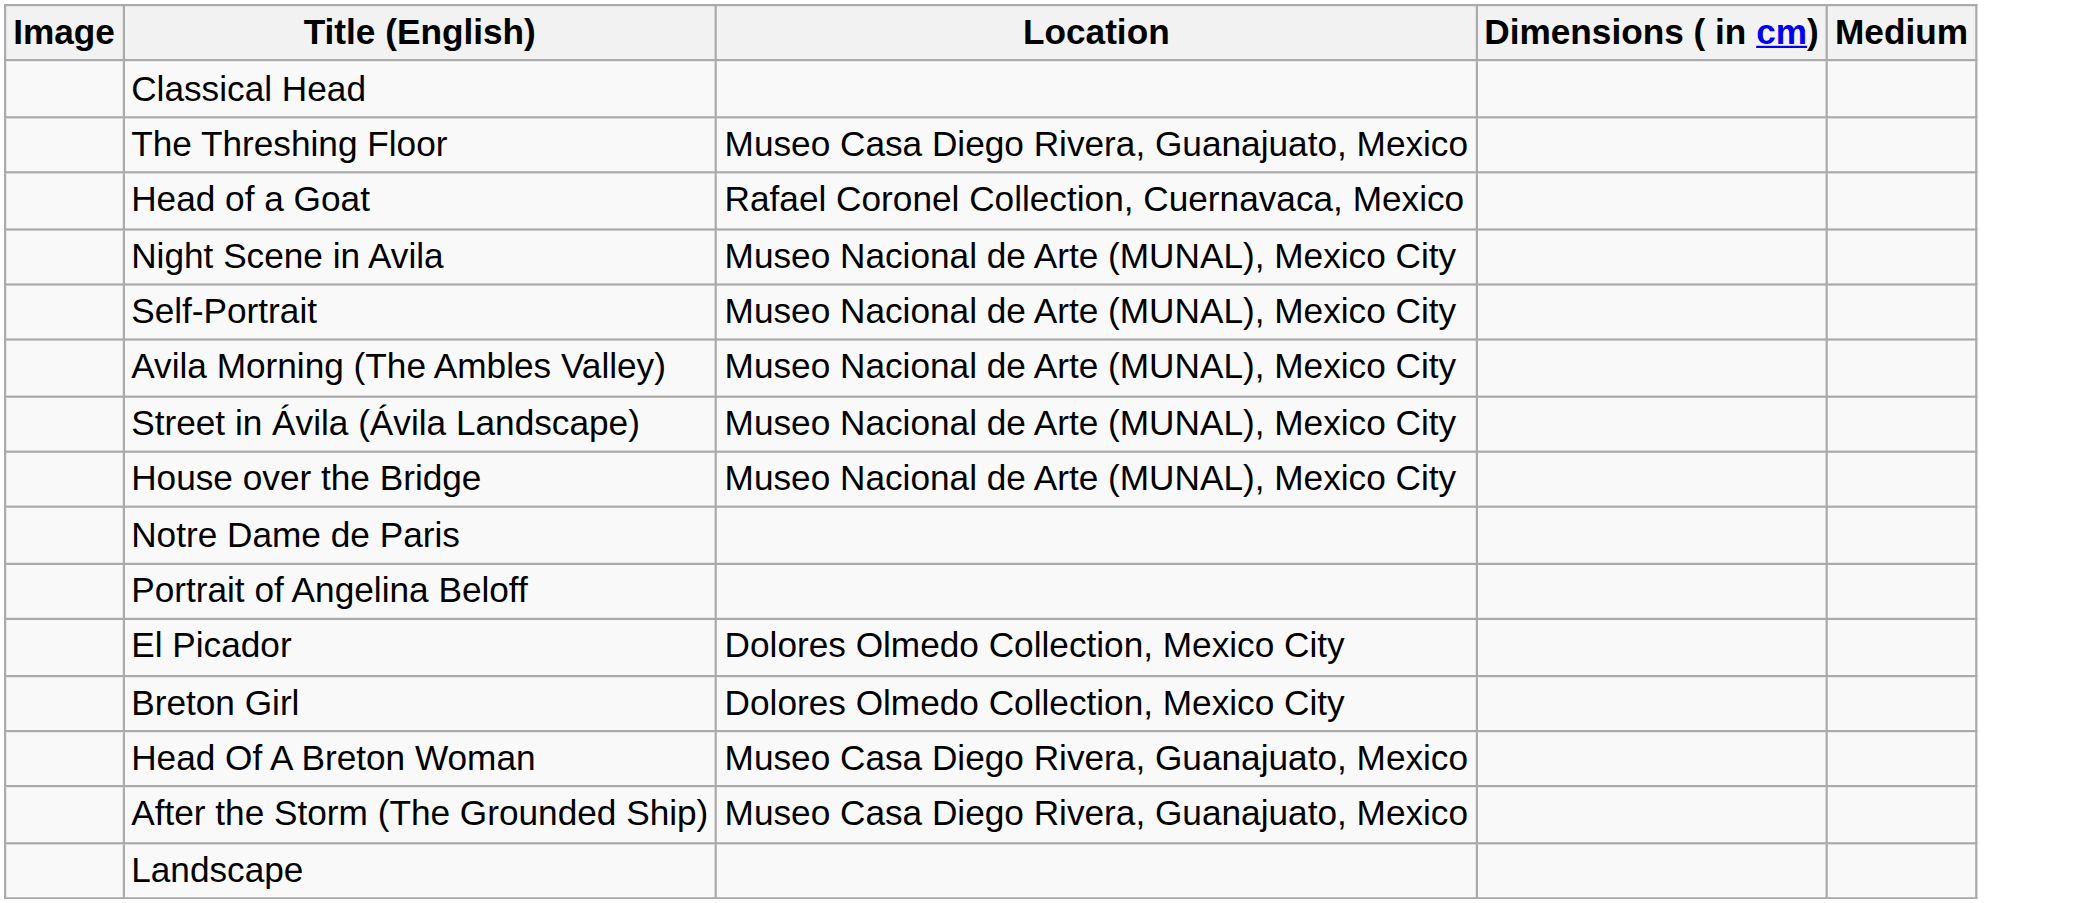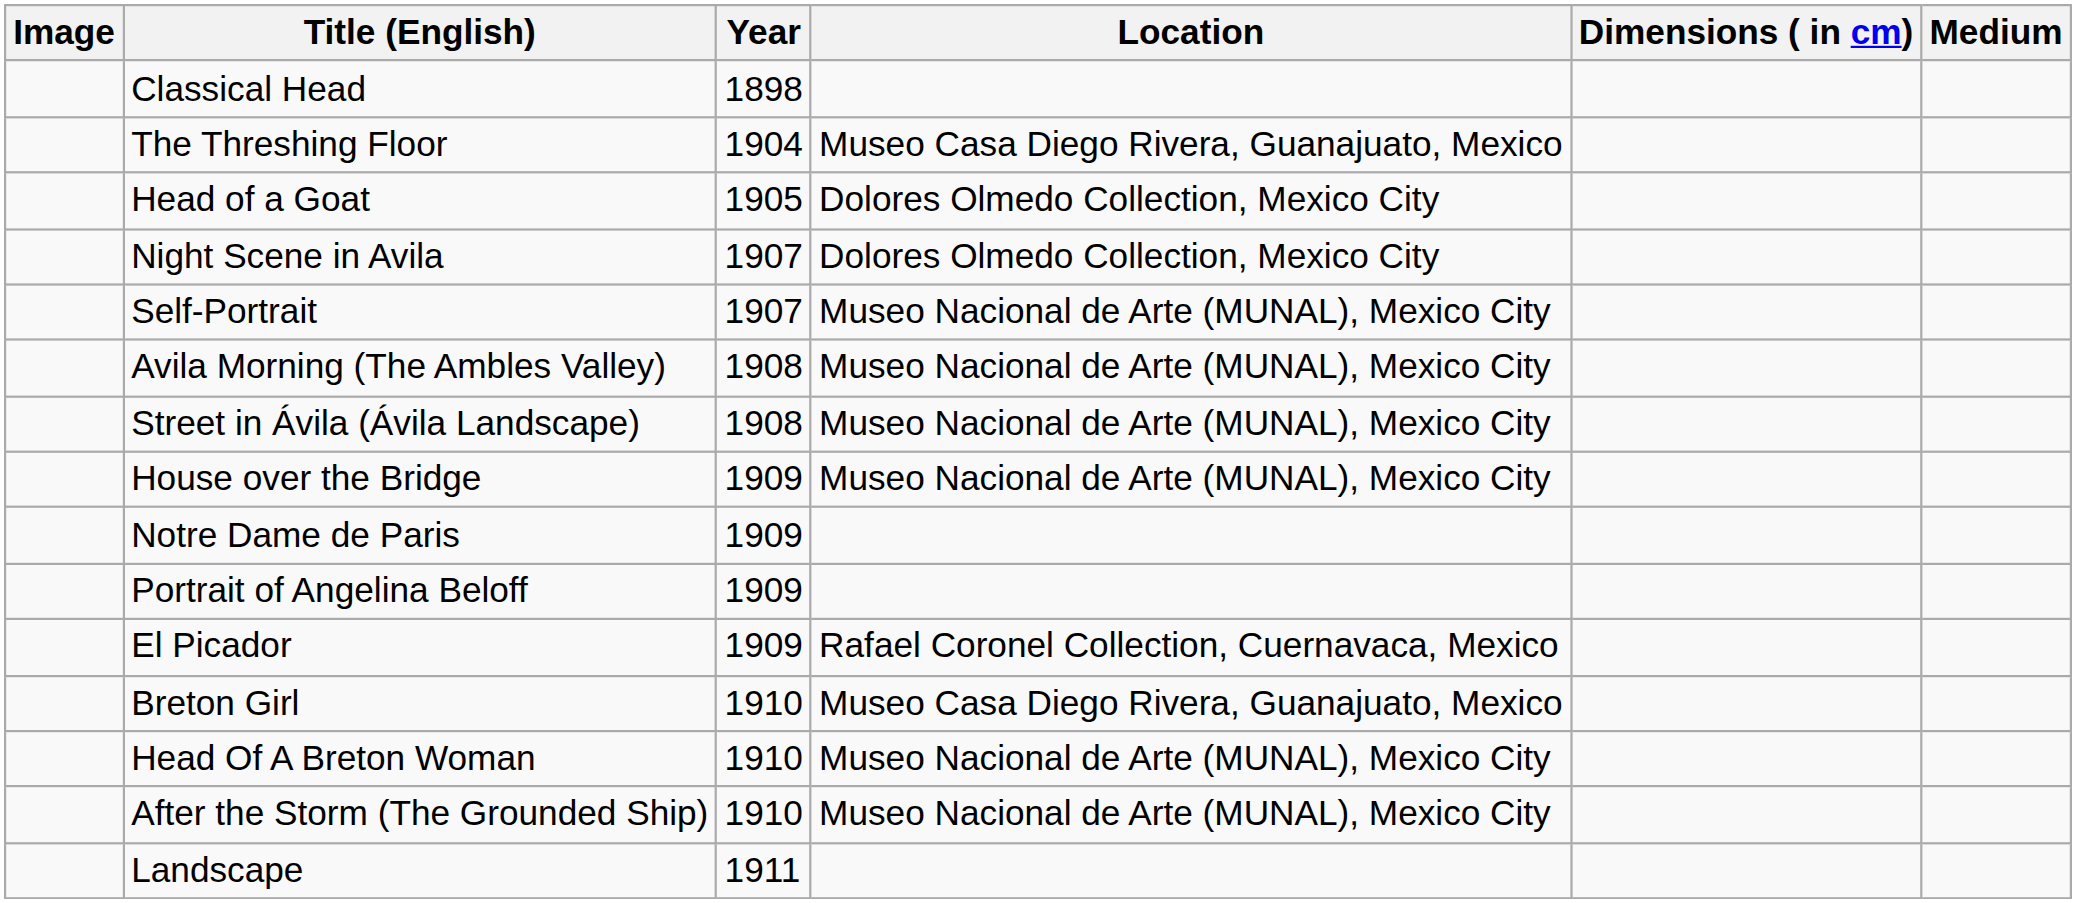+ column: (764, 32)
(1094, 199) Rafael Coronel Collection, Cuernavaca, Mexico -> (1129, 199) Dolores Olmedo Collection, Mexico City
(1090, 255) Museo Nacional de Arte (MUNAL), Mexico City -> (1129, 255) Dolores Olmedo Collection, Mexico City
(1035, 646) Dolores Olmedo Collection, Mexico City -> (1189, 646) Rafael Coronel Collection, Cuernavaca, Mexico
(1035, 702) Dolores Olmedo Collection, Mexico City -> (1191, 702) Museo Casa Diego Rivera, Guanajuato, Mexico
(1096, 758) Museo Casa Diego Rivera, Guanajuato, Mexico -> (1185, 758) Museo Nacional de Arte (MUNAL), Mexico City
(1096, 813) Museo Casa Diego Rivera, Guanajuato, Mexico -> (1185, 813) Museo Nacional de Arte (MUNAL), Mexico City
